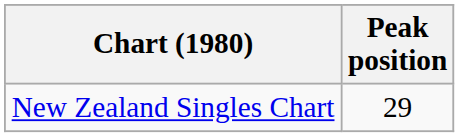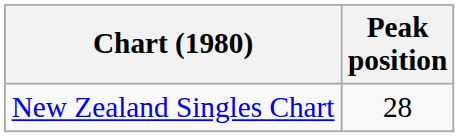(398, 107) 29 -> (398, 107) 28
